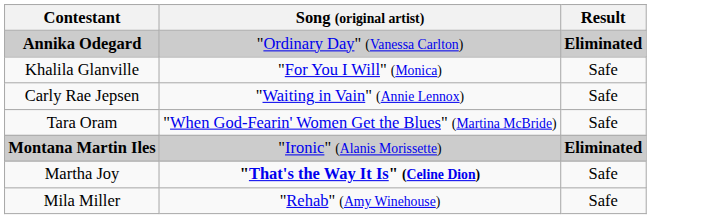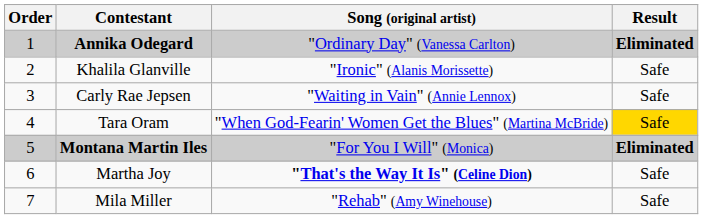+ column: (30, 17)
(360, 69) "For You I Will" (Monica) -> (412, 69) "Ironic" (Alanis Morissette)
(603, 122) no background -> (655, 122) gold background
(360, 148) "Ironic" (Alanis Morissette) -> (412, 148) "For You I Will" (Monica)
